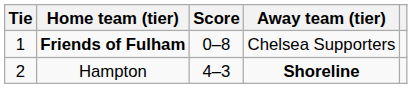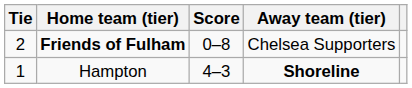(21, 44) 1 -> (21, 44) 2
(21, 70) 2 -> (21, 70) 1
